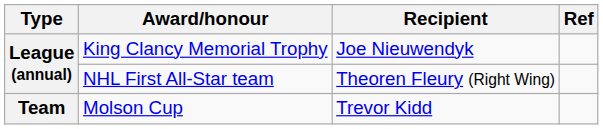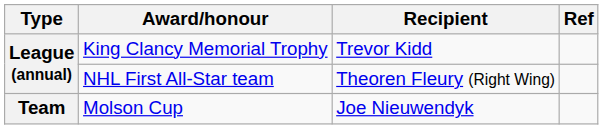(405, 49) Joe Nieuwendyk -> (384, 49) Trevor Kidd
(384, 108) Trevor Kidd -> (405, 108) Joe Nieuwendyk
